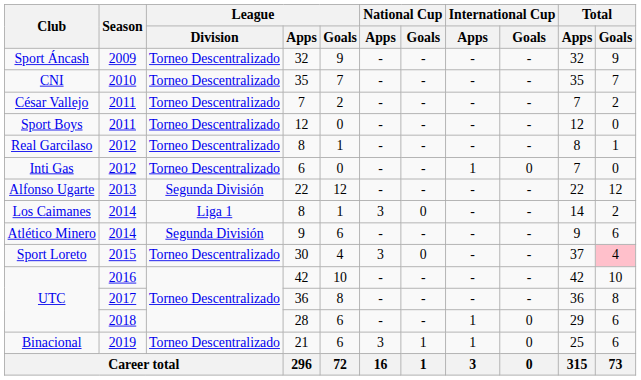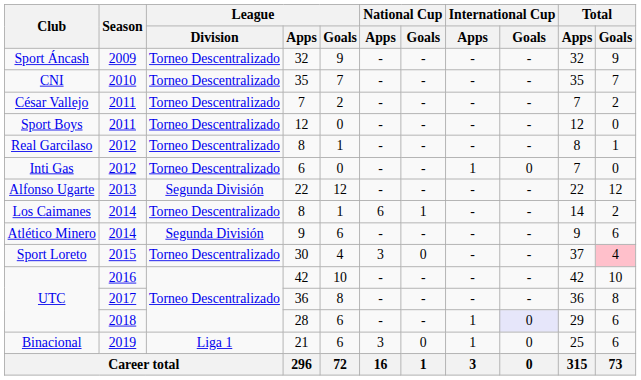(215, 211) Liga 1 -> (215, 211) Torneo Descentralizado
(381, 211) 3 -> (381, 211) 6
(423, 211) 0 -> (423, 211) 1
(529, 320) no background -> (529, 320) lavender background
(215, 342) Torneo Descentralizado -> (215, 342) Liga 1
(423, 342) 1 -> (423, 342) 0
